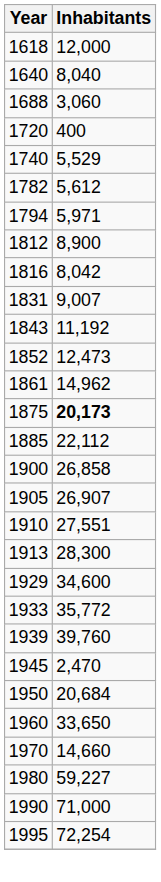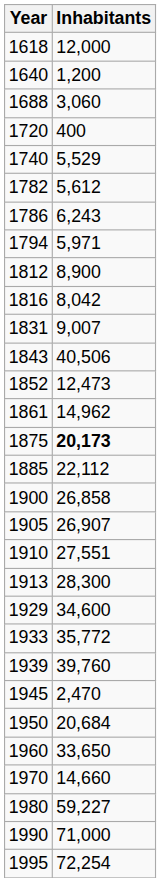(79, 74) 8,040 -> (79, 74) 1,200
+ row: (28, 215)
(83, 328) 11,192 -> (84, 356) 40,506
